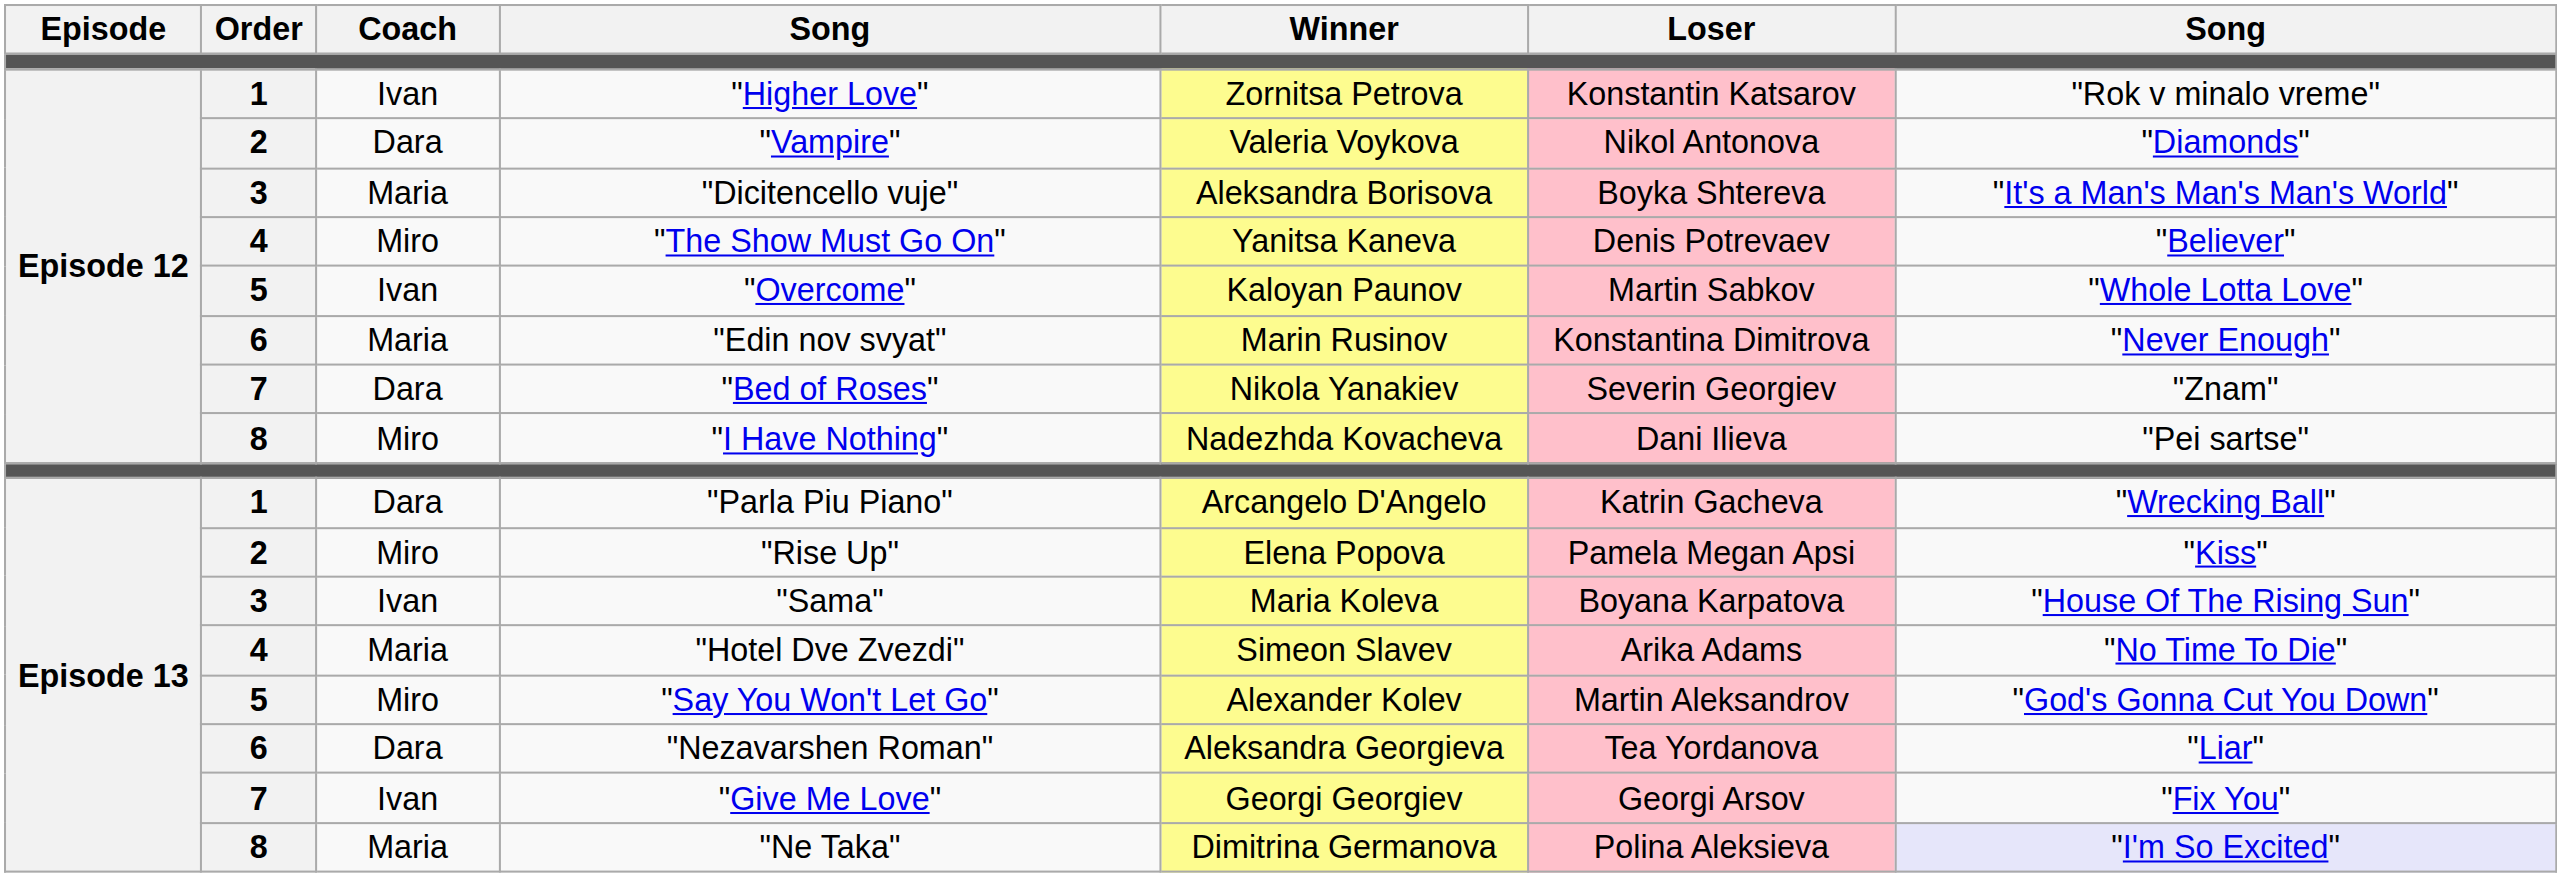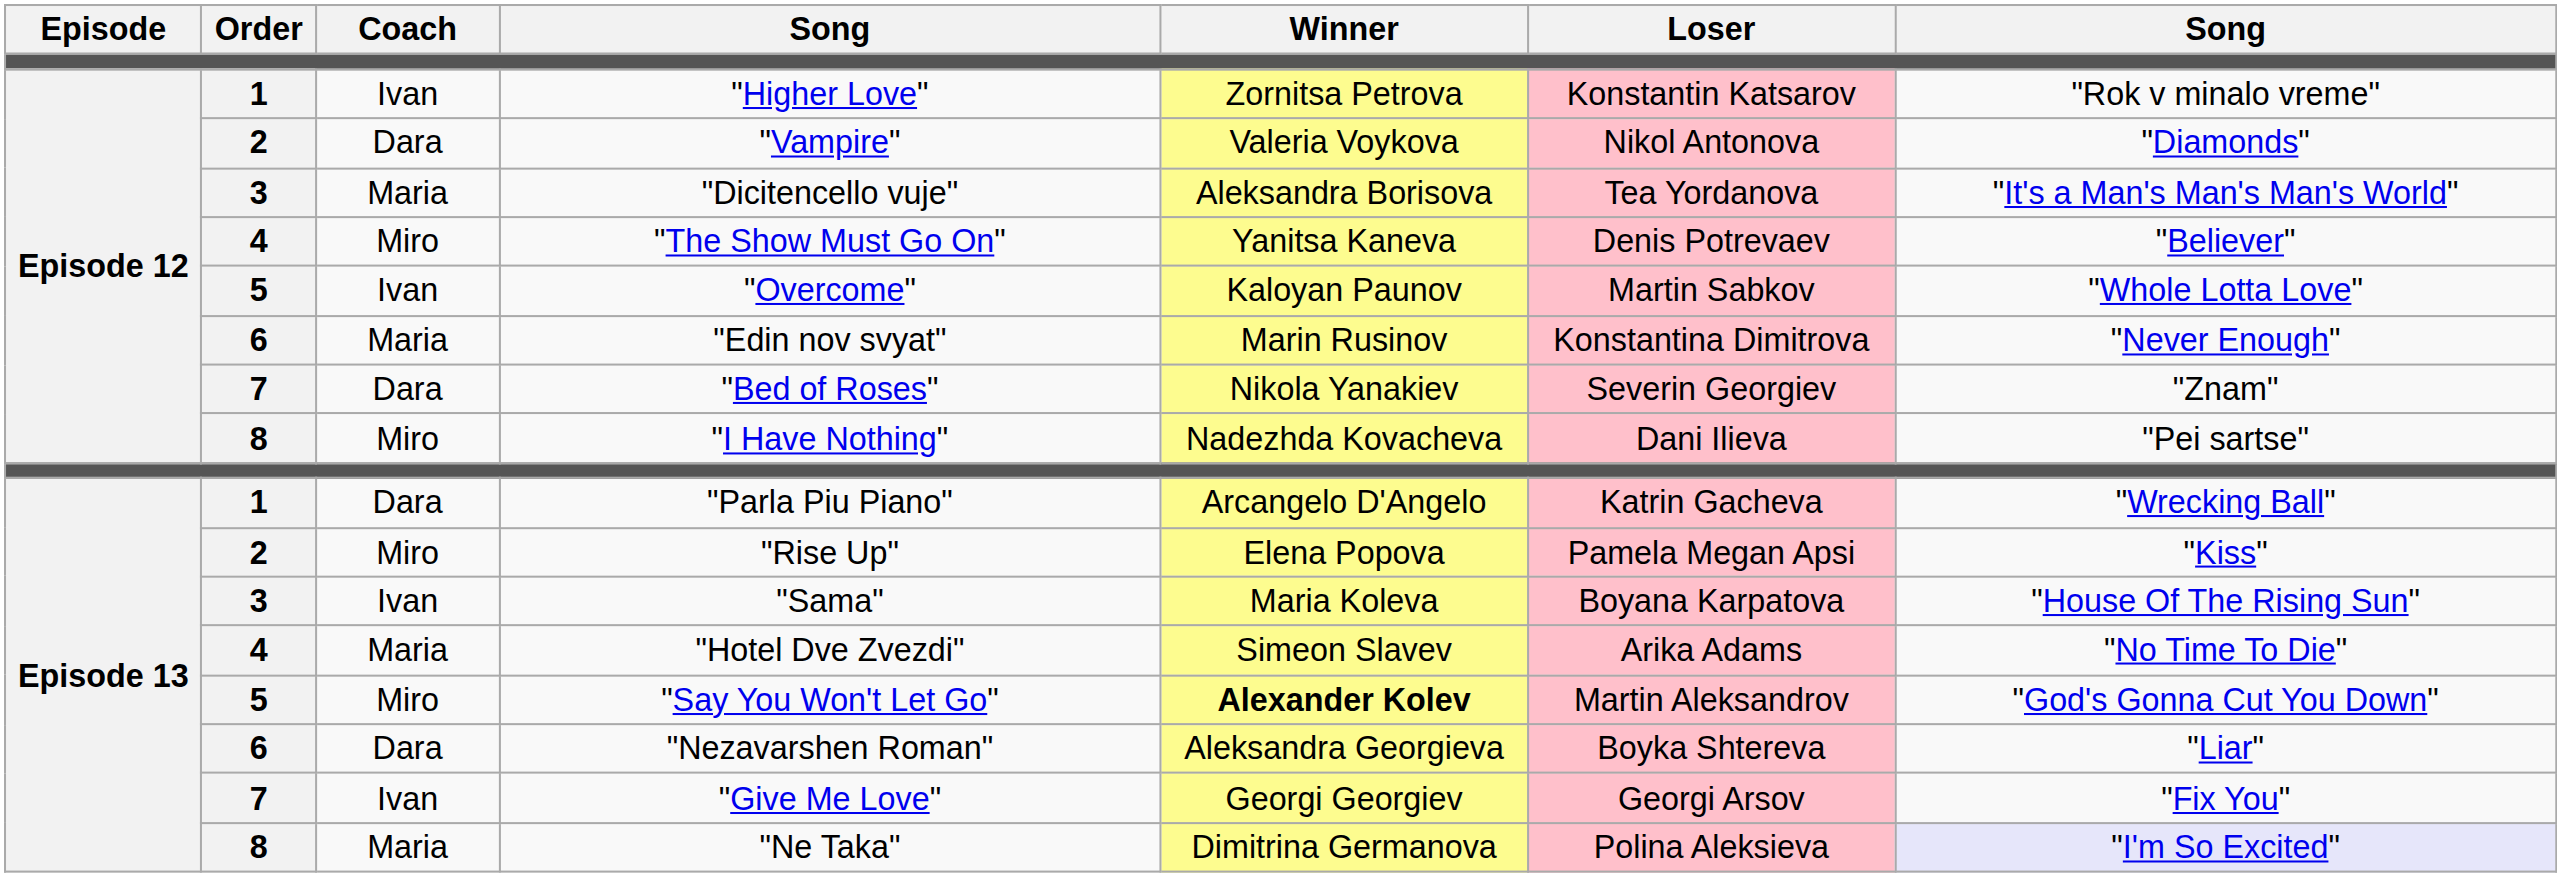(1711, 192) Boyka Shtereva -> (1711, 192) Tea Yordanova
(1344, 700) normal -> (1344, 700) bold
(1711, 749) Tea Yordanova -> (1711, 749) Boyka Shtereva
